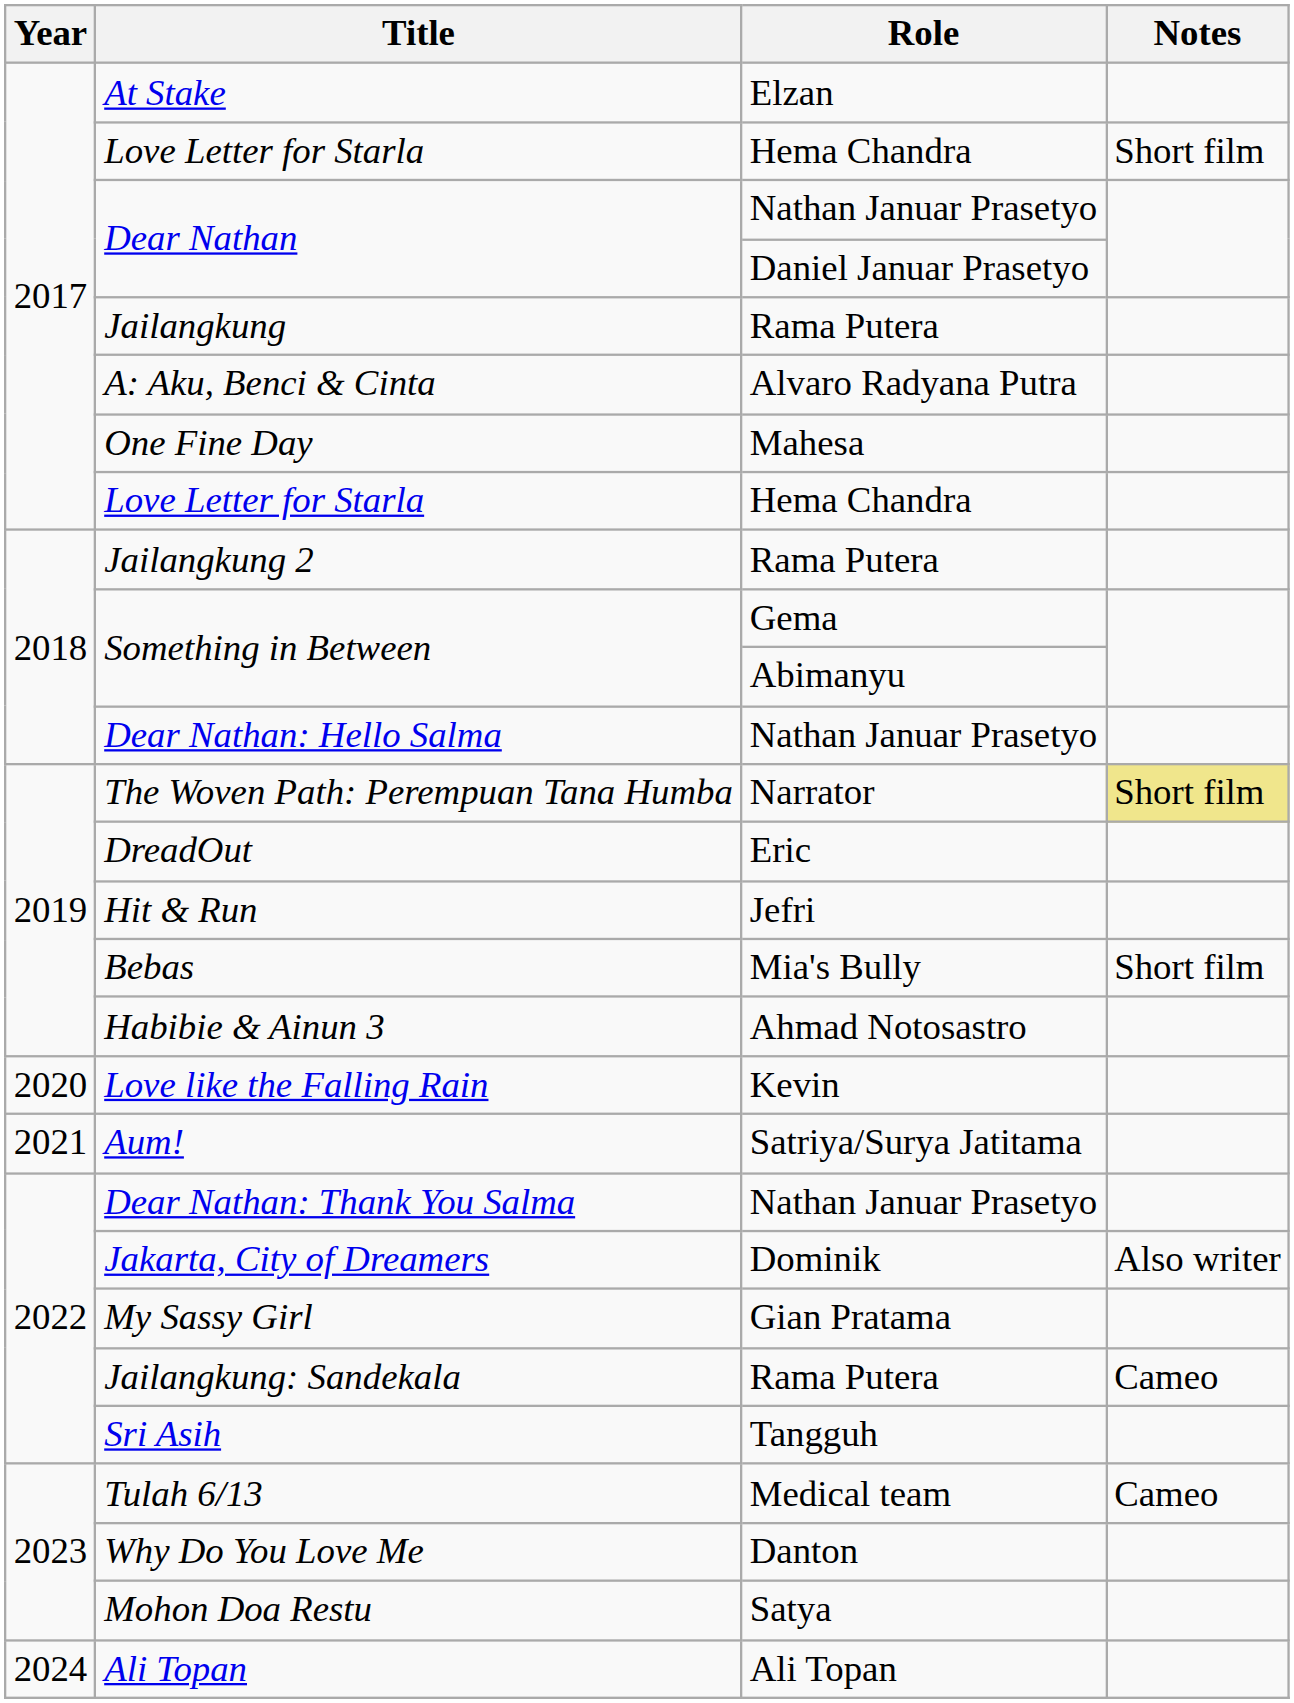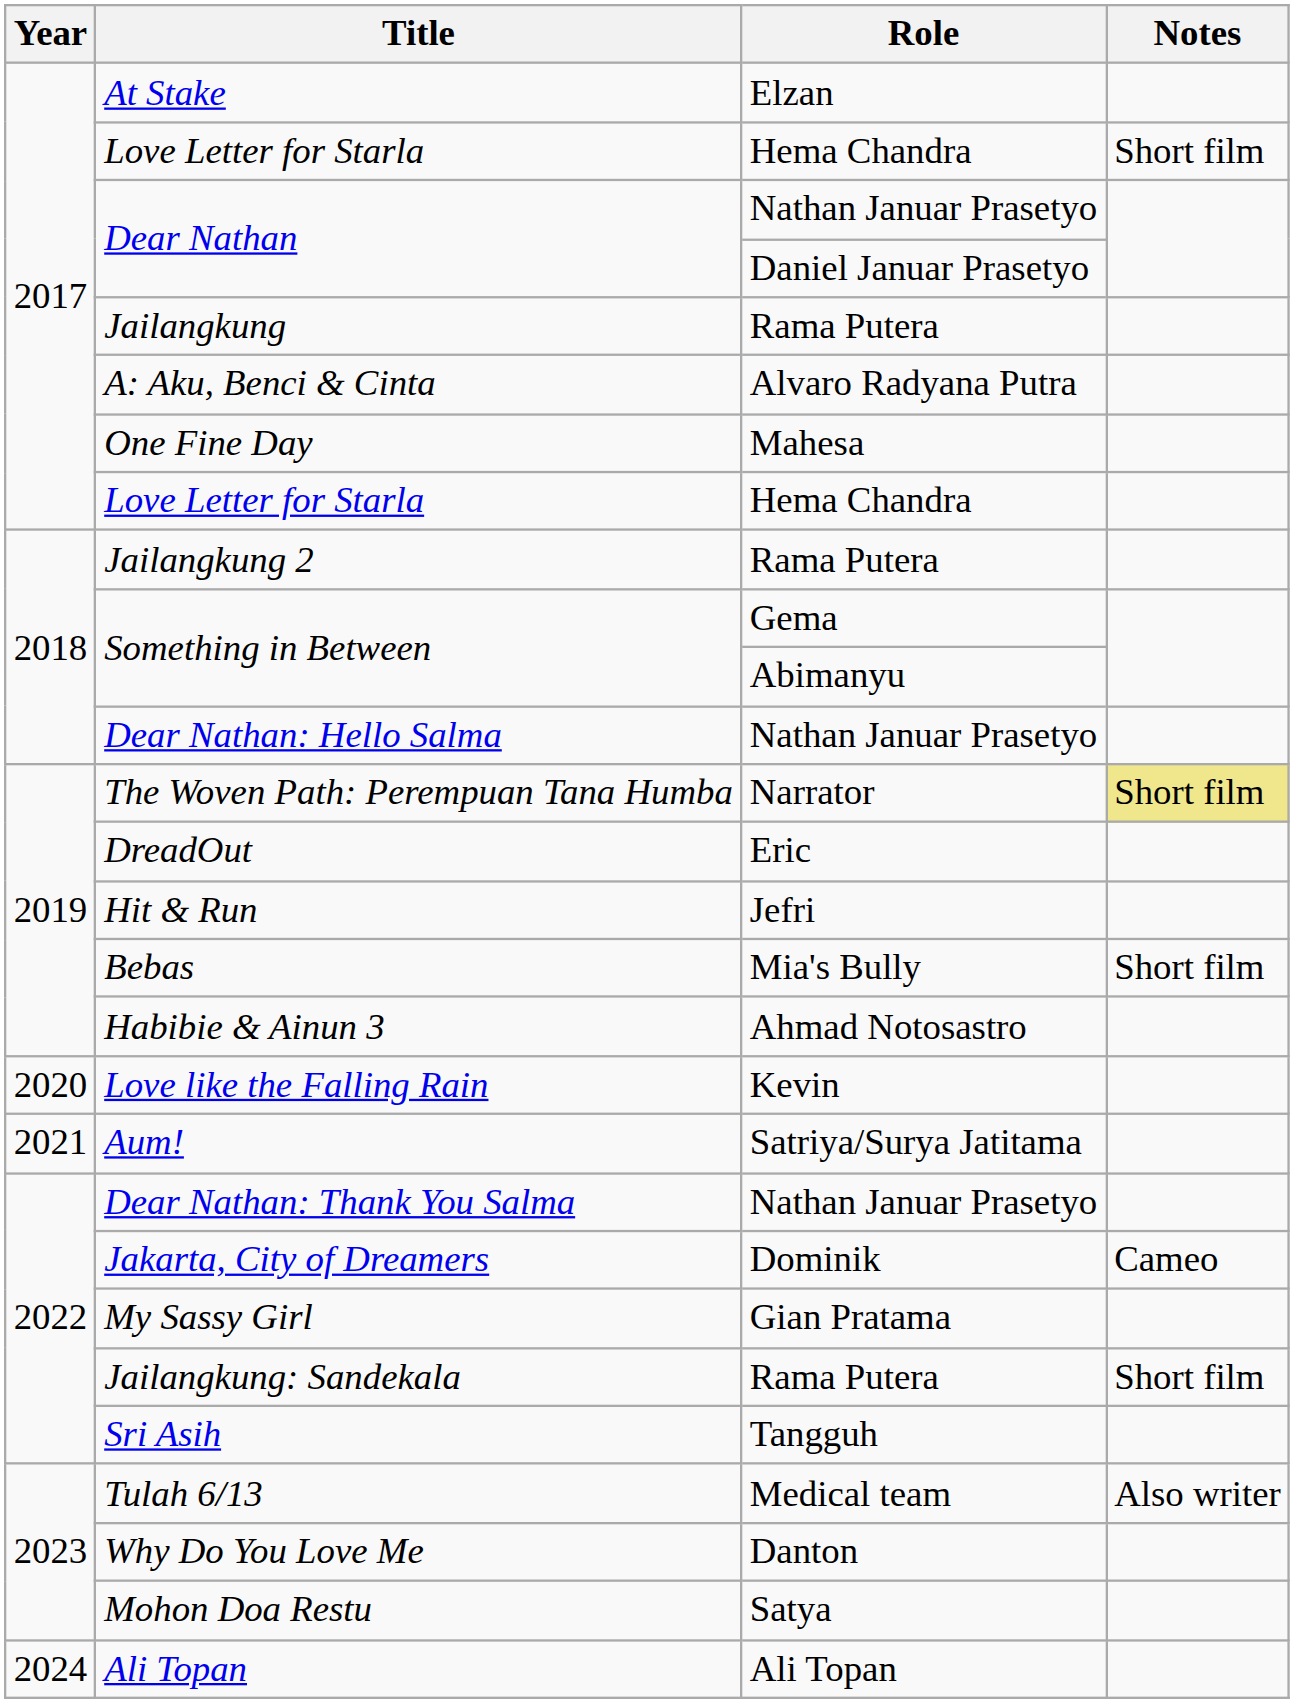(1197, 1259) Also writer -> (1166, 1259) Cameo
(1166, 1376) Cameo -> (1189, 1376) Short film
(1166, 1492) Cameo -> (1197, 1492) Also writer
